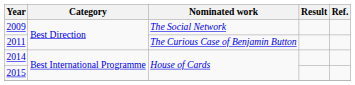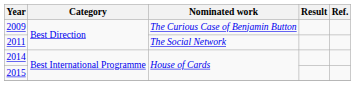(188, 27) The Social Network -> (223, 27) The Curious Case of Benjamin Button
(223, 42) The Curious Case of Benjamin Button -> (188, 42) The Social Network
